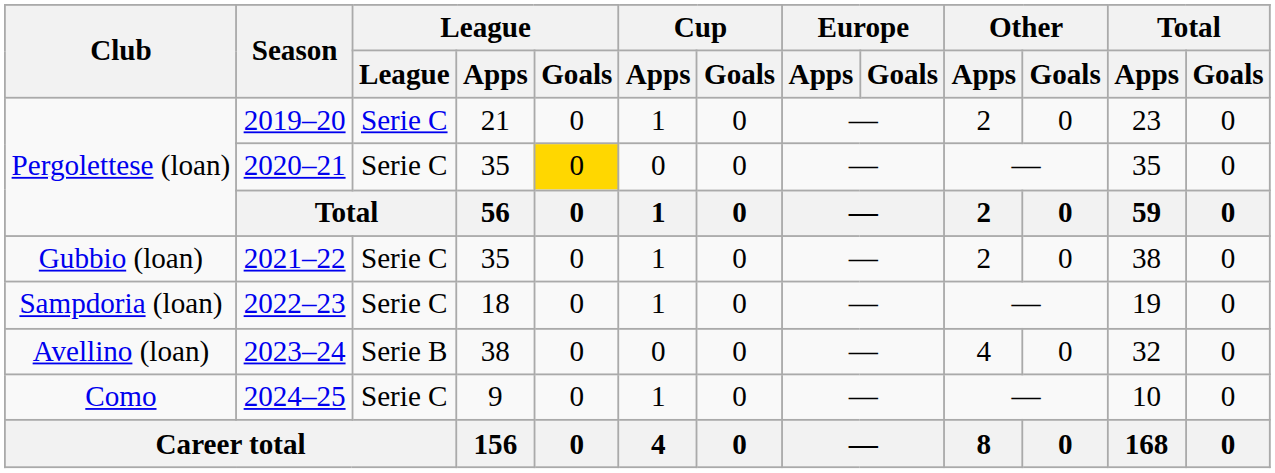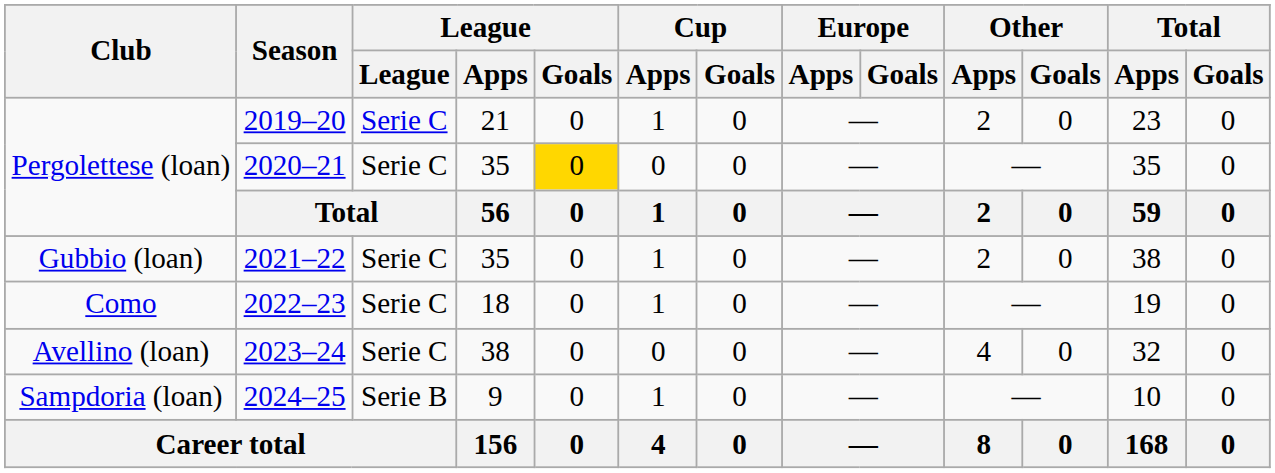(121, 304) Sampdoria (loan) -> (121, 304) Como
(404, 350) Serie B -> (404, 350) Serie C
(121, 397) Como -> (121, 397) Sampdoria (loan)
(404, 397) Serie C -> (404, 397) Serie B
